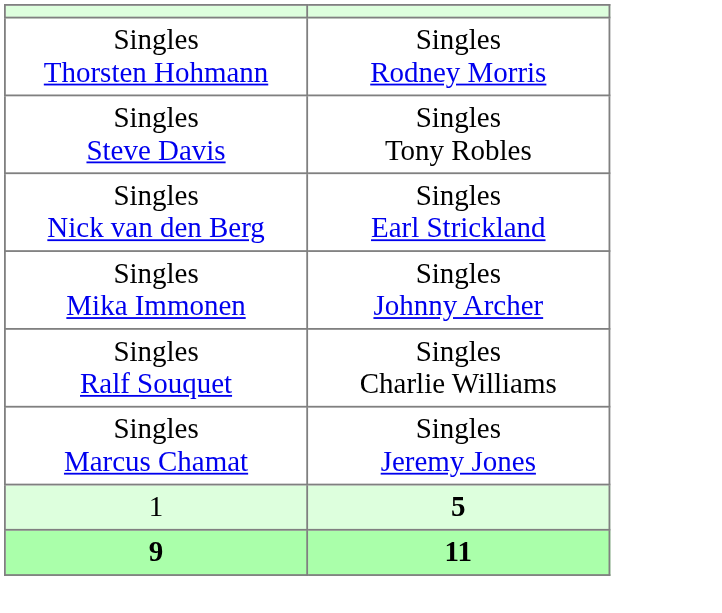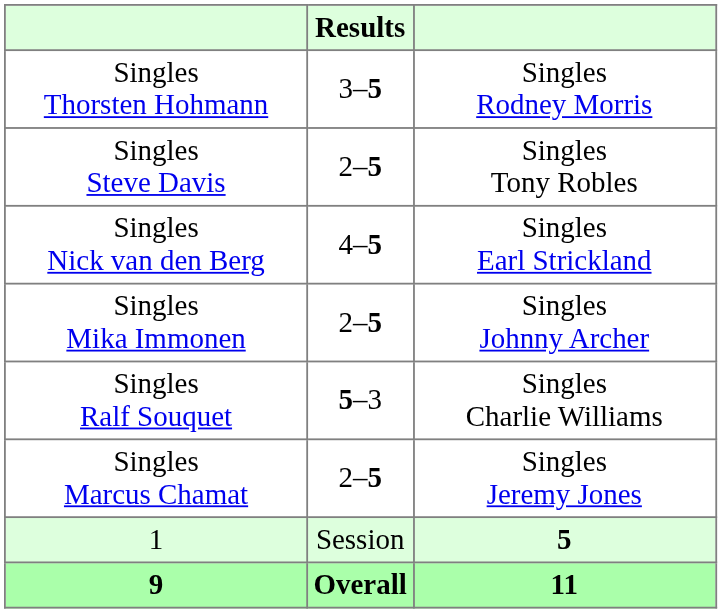+ column: (360, 27)
